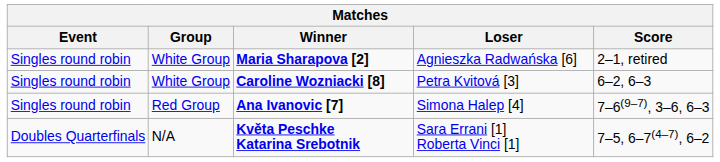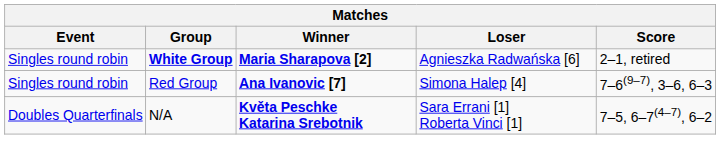(191, 59) normal -> (191, 59) bold
- row: (310, 81)
